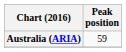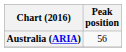(102, 39) 59 -> (102, 39) 56
